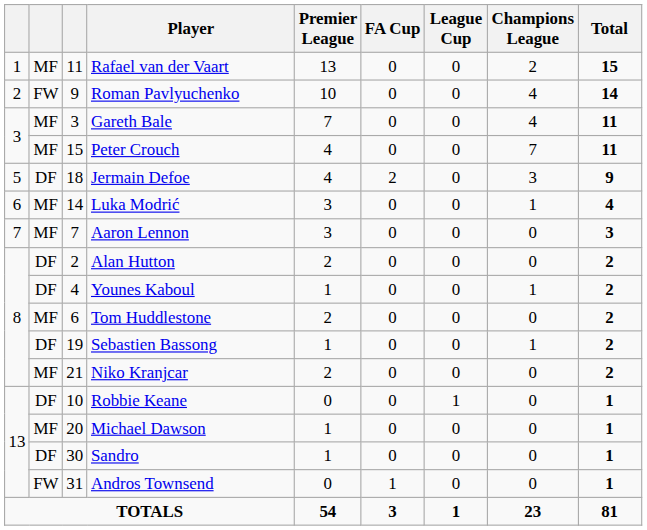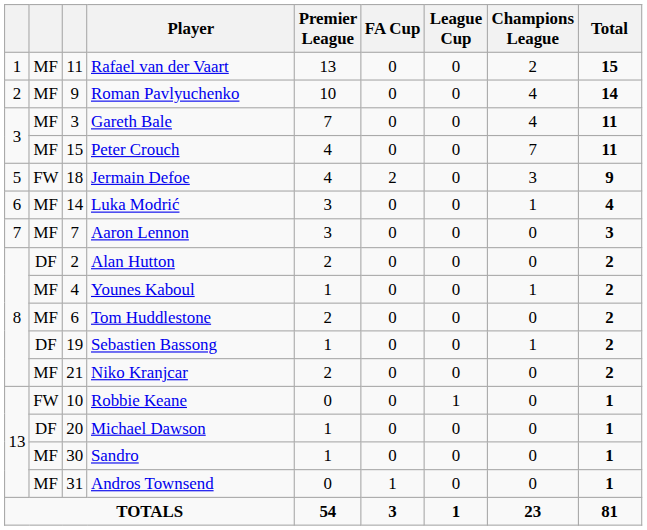(46, 94) FW -> (46, 94) MF
(46, 177) DF -> (46, 177) FW
(46, 288) DF -> (46, 288) MF
(46, 400) DF -> (46, 400) FW
(46, 428) MF -> (46, 428) DF
(46, 455) DF -> (46, 455) MF
(46, 483) FW -> (46, 483) MF
